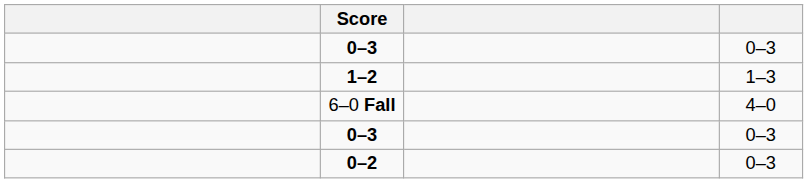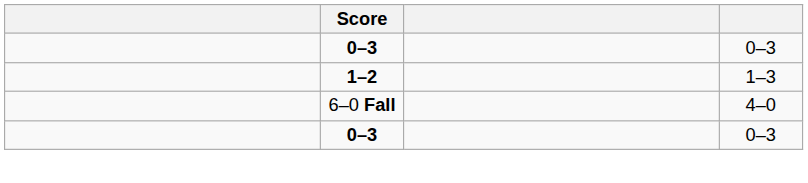- row: (362, 163)
